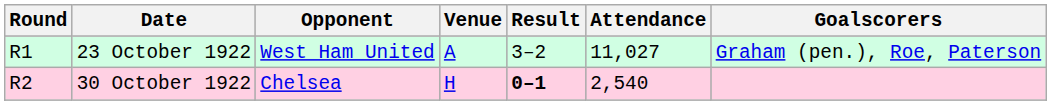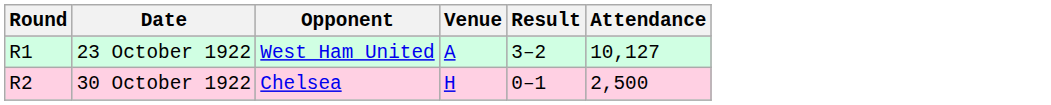- column: (878, 21)
(625, 52) 11,027 -> (625, 52) 10,127
(529, 84) bold -> (529, 84) normal
(619, 84) 2,540 -> (619, 84) 2,500
